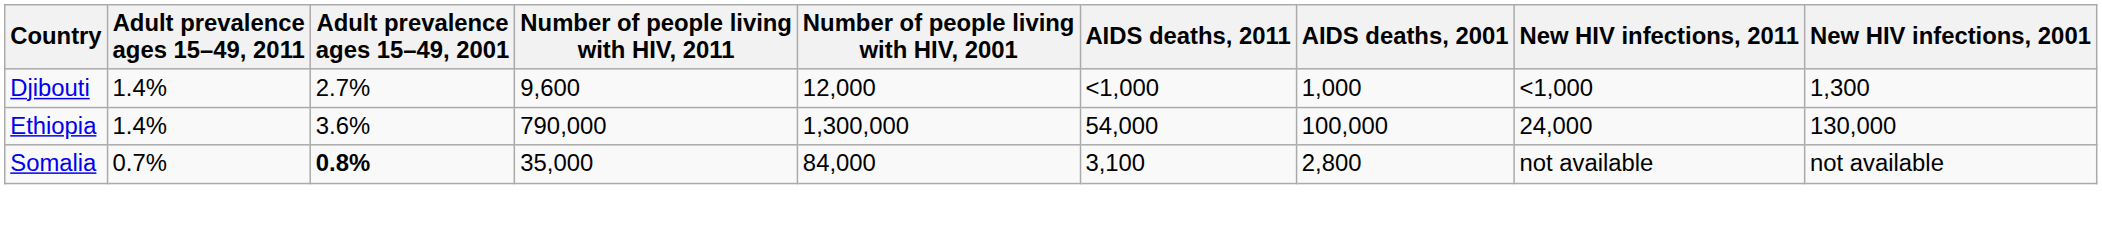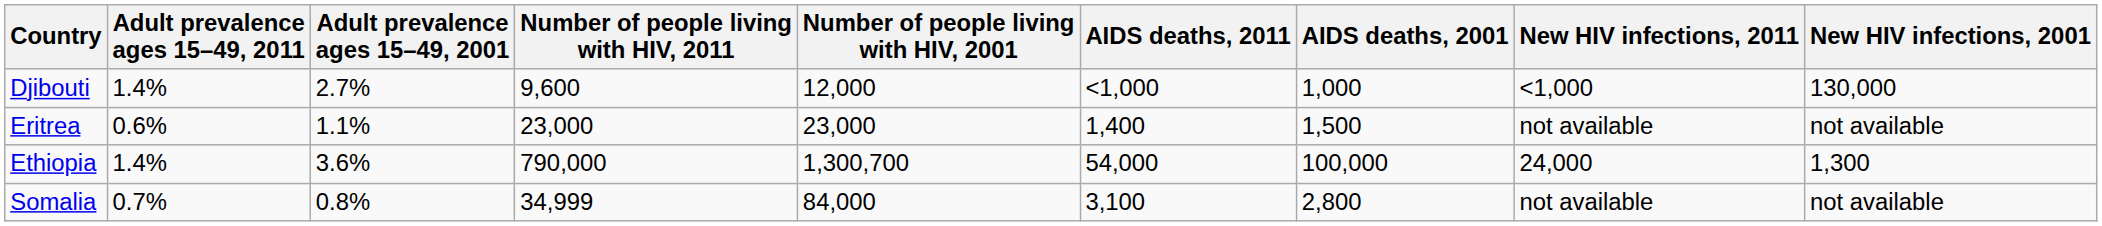(1840, 88) 1,300 -> (1853, 88) 130,000
+ row: (45, 125)
(856, 125) 1,300,000 -> (856, 163) 1,300,700
(1853, 125) 130,000 -> (1840, 163) 1,300
(343, 163) bold -> (343, 201) normal
(557, 163) 35,000 -> (557, 201) 34,999
